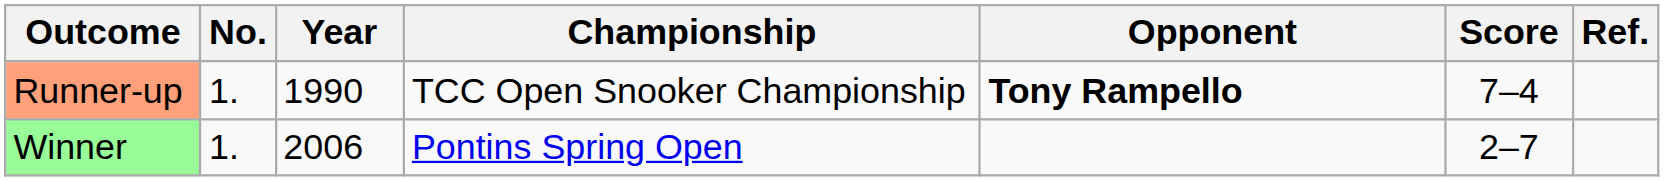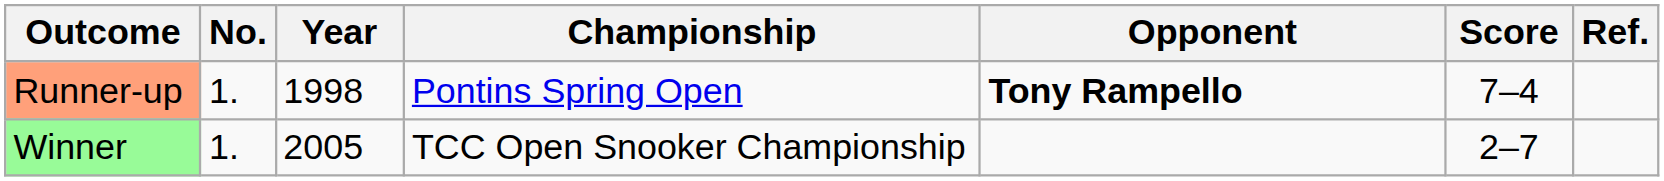(323, 89) 1990 -> (323, 89) 1998
(689, 89) TCC Open Snooker Championship -> (577, 89) Pontins Spring Open
(323, 146) 2006 -> (323, 146) 2005
(577, 146) Pontins Spring Open -> (689, 146) TCC Open Snooker Championship
